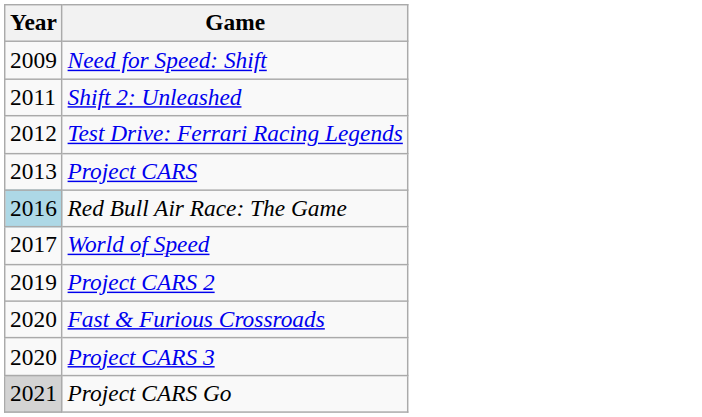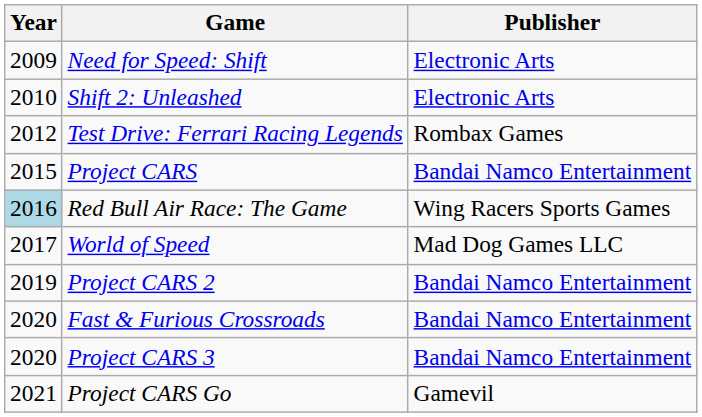+ column: (552, 23)
(33, 97) 2011 -> (33, 97) 2010
(33, 171) 2013 -> (33, 171) 2015
(33, 393) lightgrey background -> (33, 393) no background
